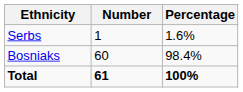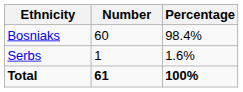rows swapped: (34, 55) <-> (24, 35)
